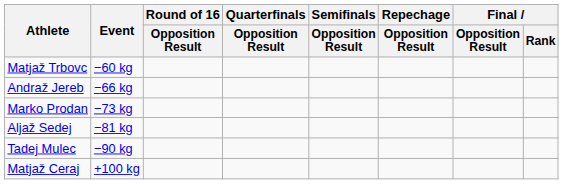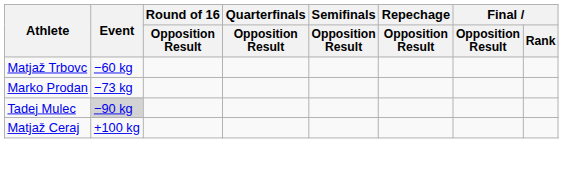- row: (46, 88)
- row: (39, 128)
(113, 149) no background -> (113, 108) lightgrey background
